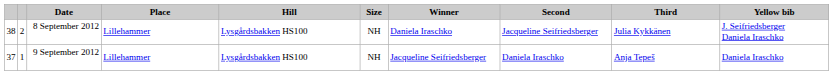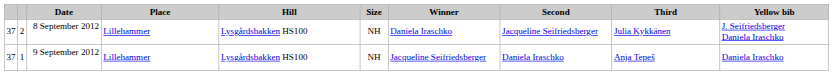(11, 31) 38 -> (11, 31) 37
